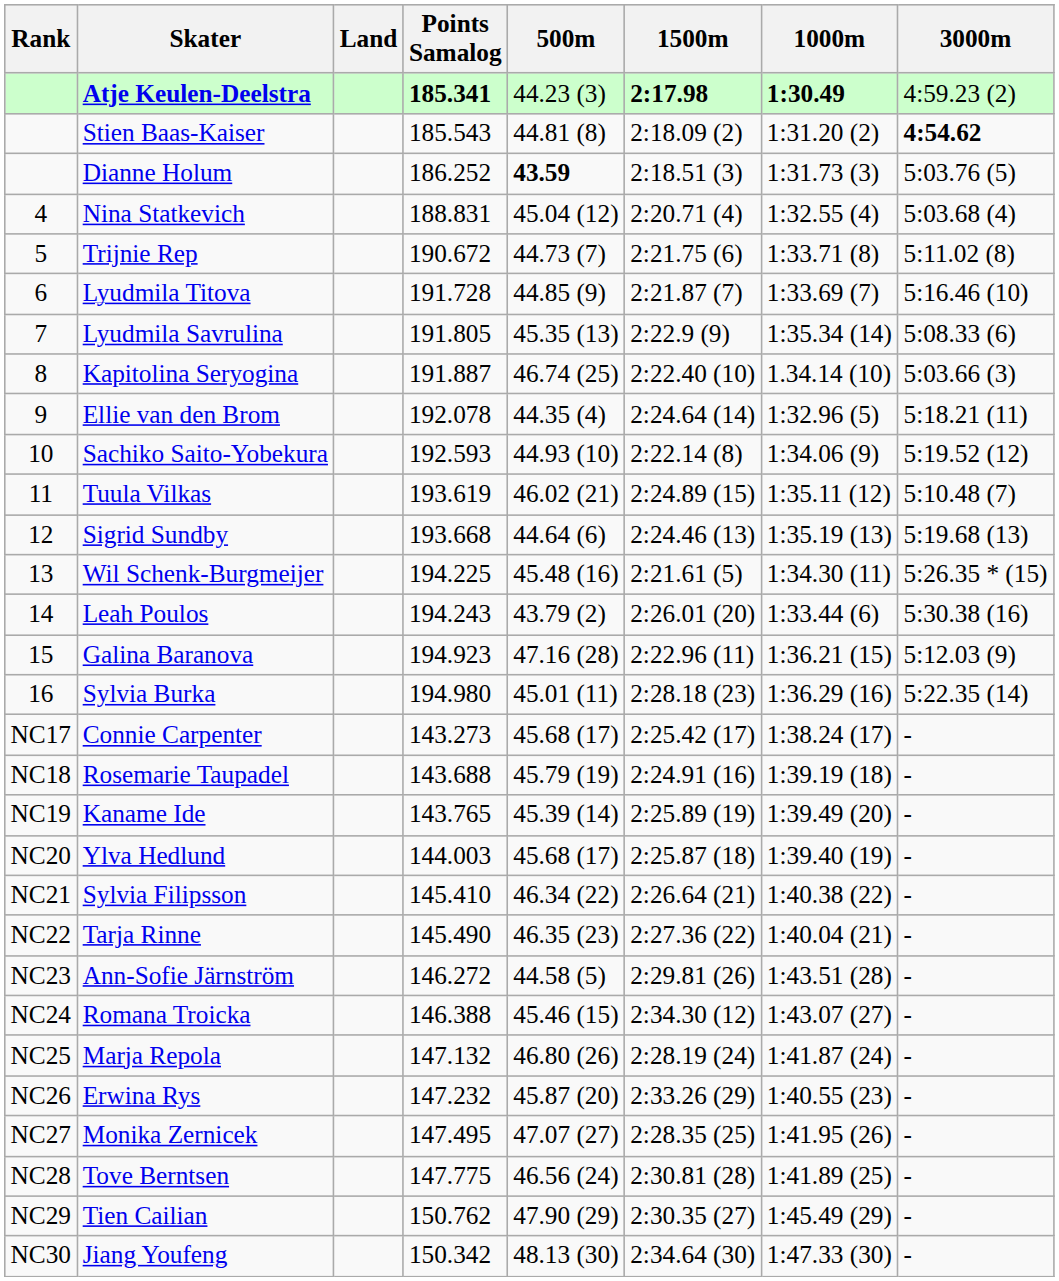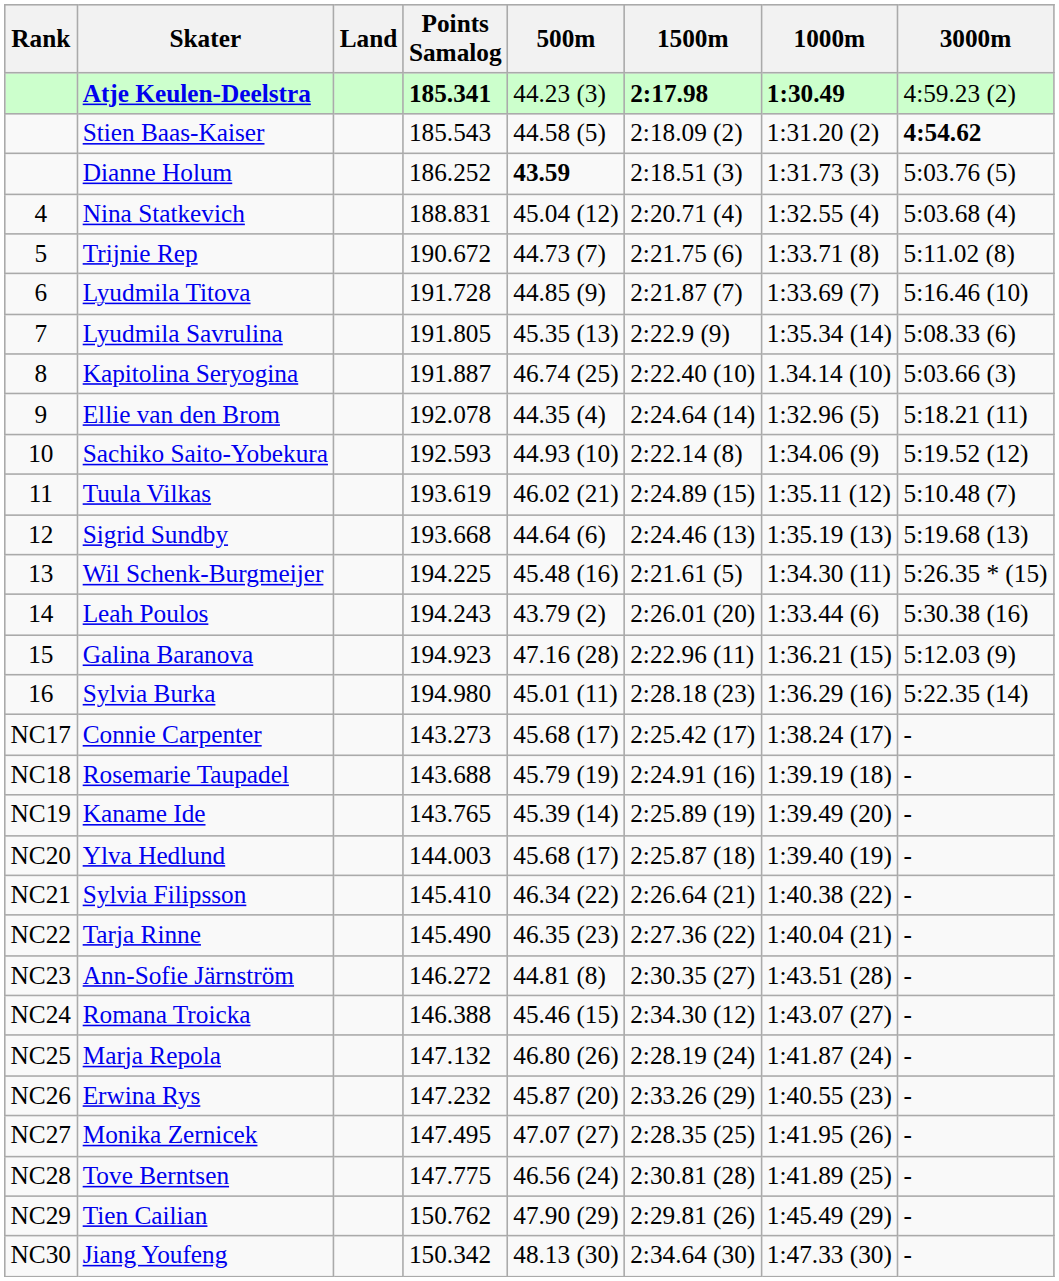(560, 133) 44.81 (8) -> (560, 133) 44.58 (5)
(560, 975) 44.58 (5) -> (560, 975) 44.81 (8)
(693, 975) 2:29.81 (26) -> (693, 975) 2:30.35 (27)
(693, 1215) 2:30.35 (27) -> (693, 1215) 2:29.81 (26)
